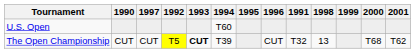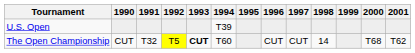columns swapped: (299, 12) <-> (149, 12)
(224, 27) T60 -> (224, 27) T39
(224, 41) T39 -> (224, 41) T60
(323, 41) 13 -> (323, 41) 14
